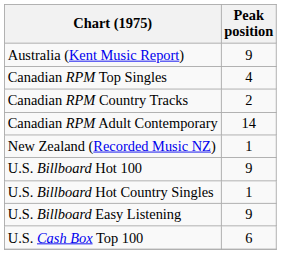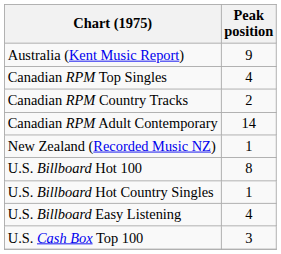(249, 169) 9 -> (249, 169) 8
(249, 214) 9 -> (249, 214) 4
(249, 237) 6 -> (249, 237) 3
